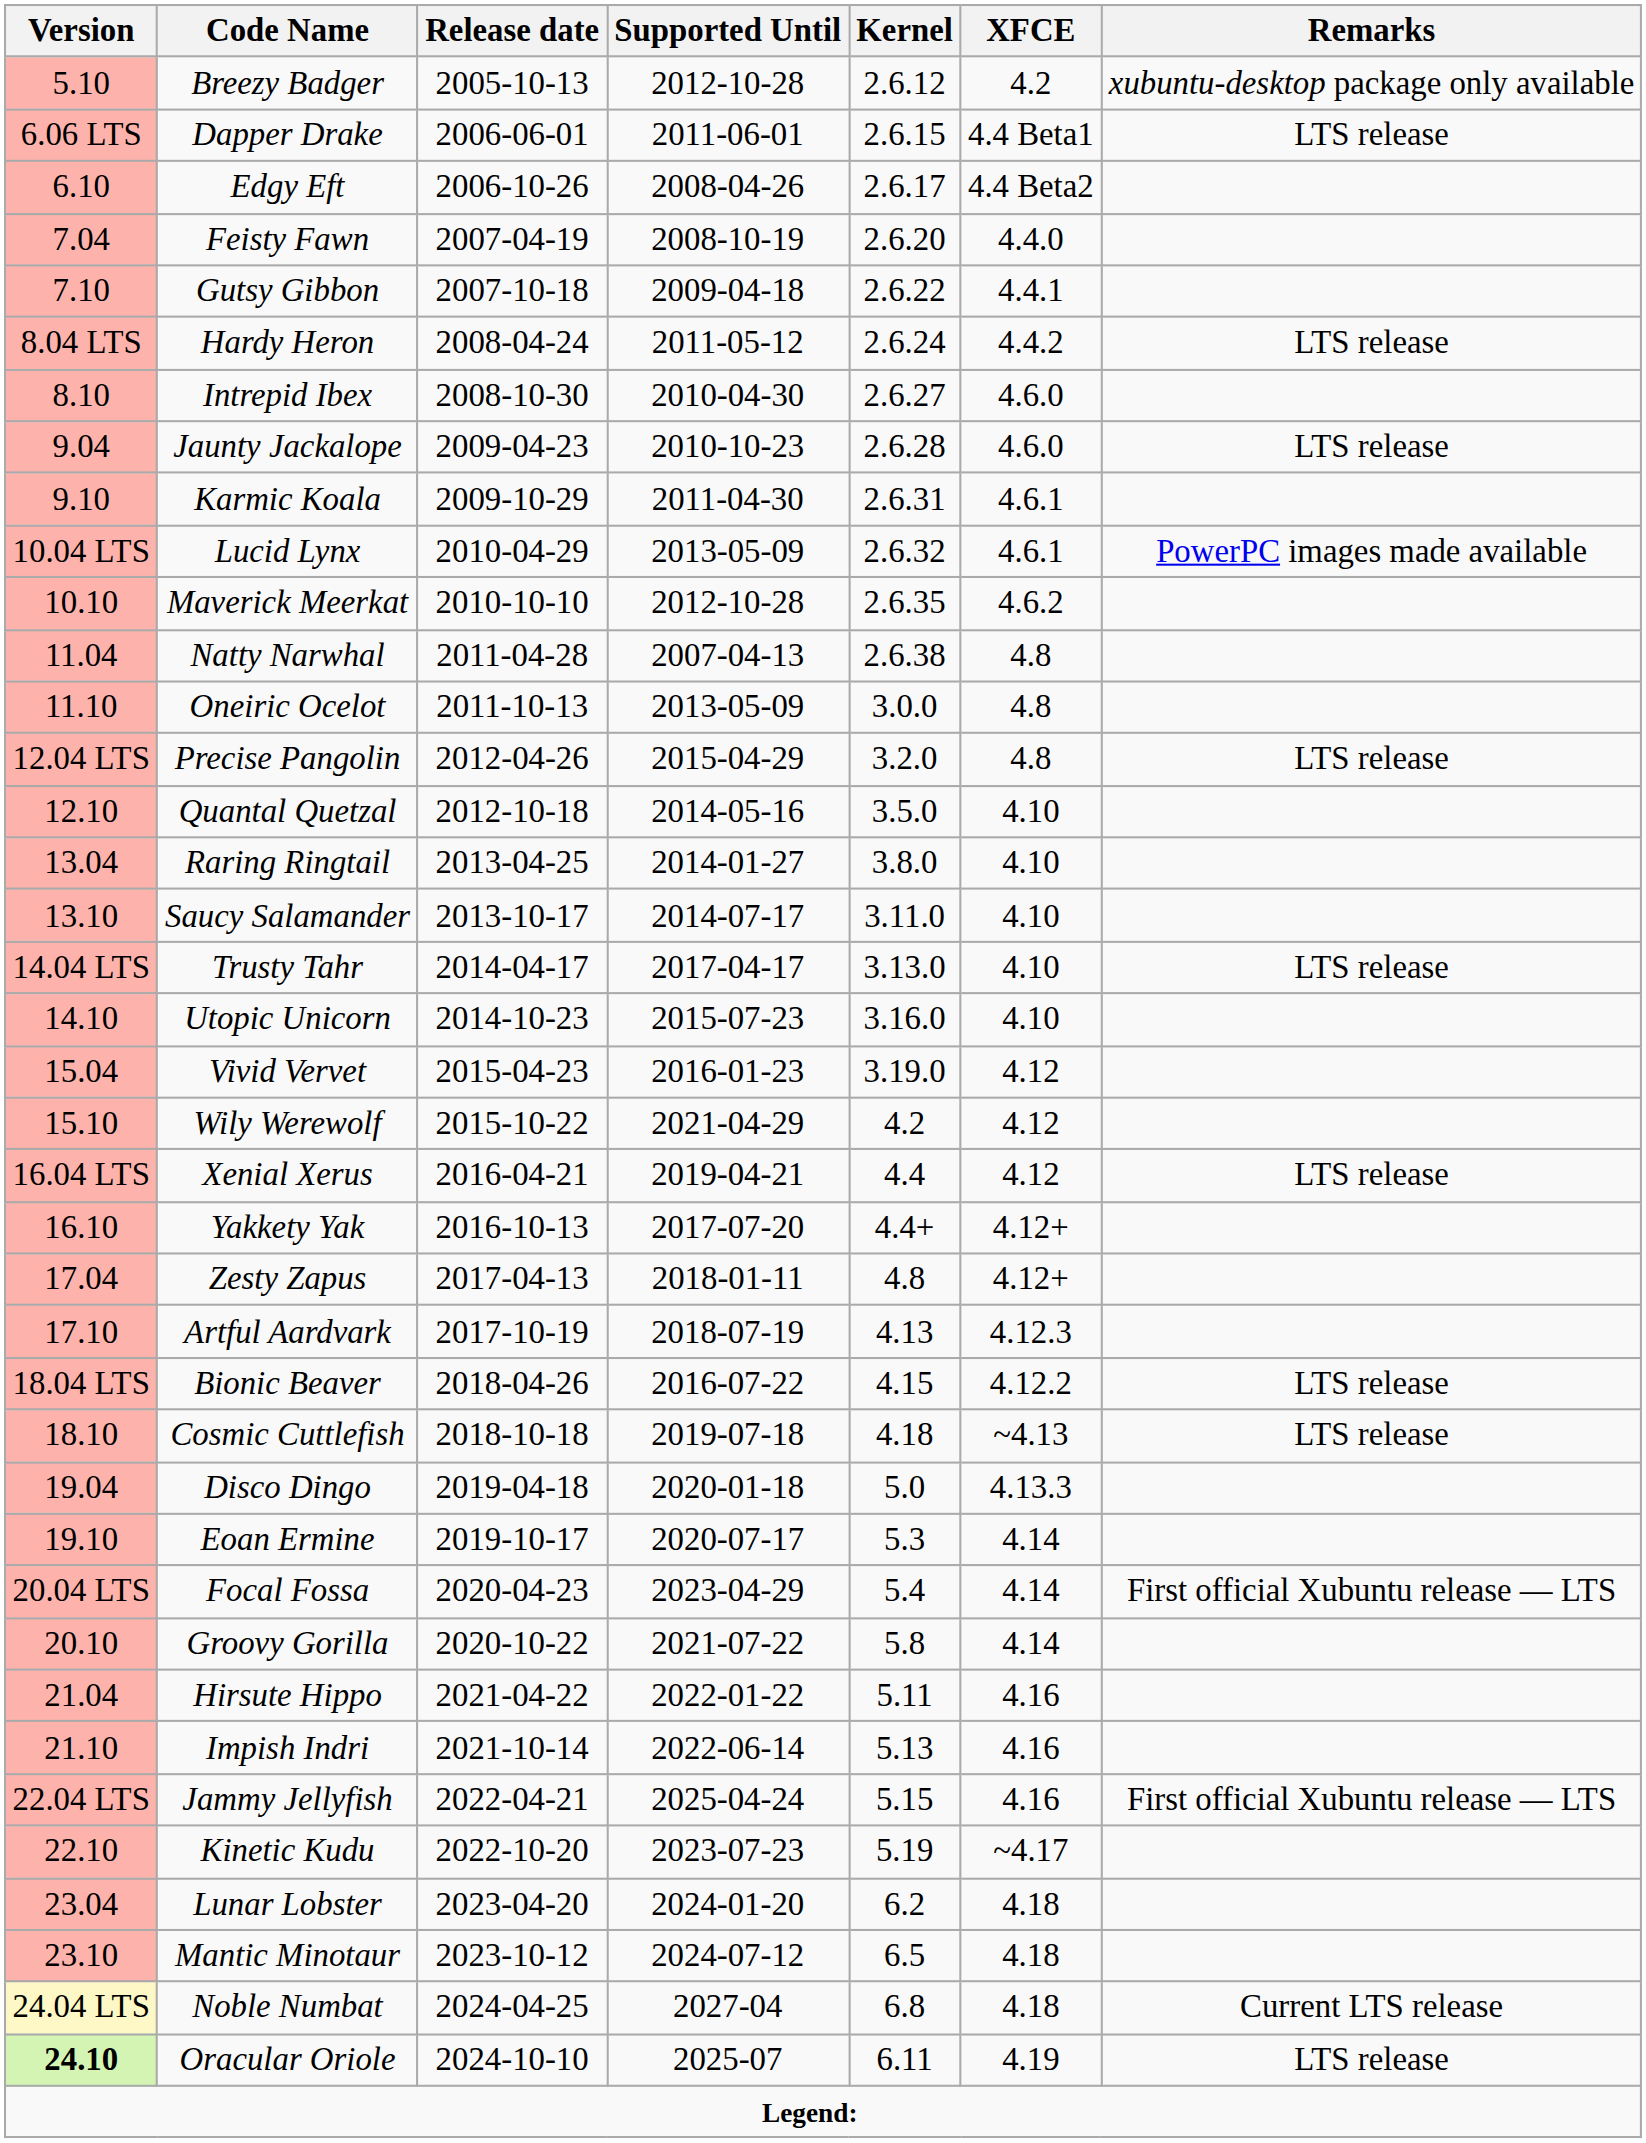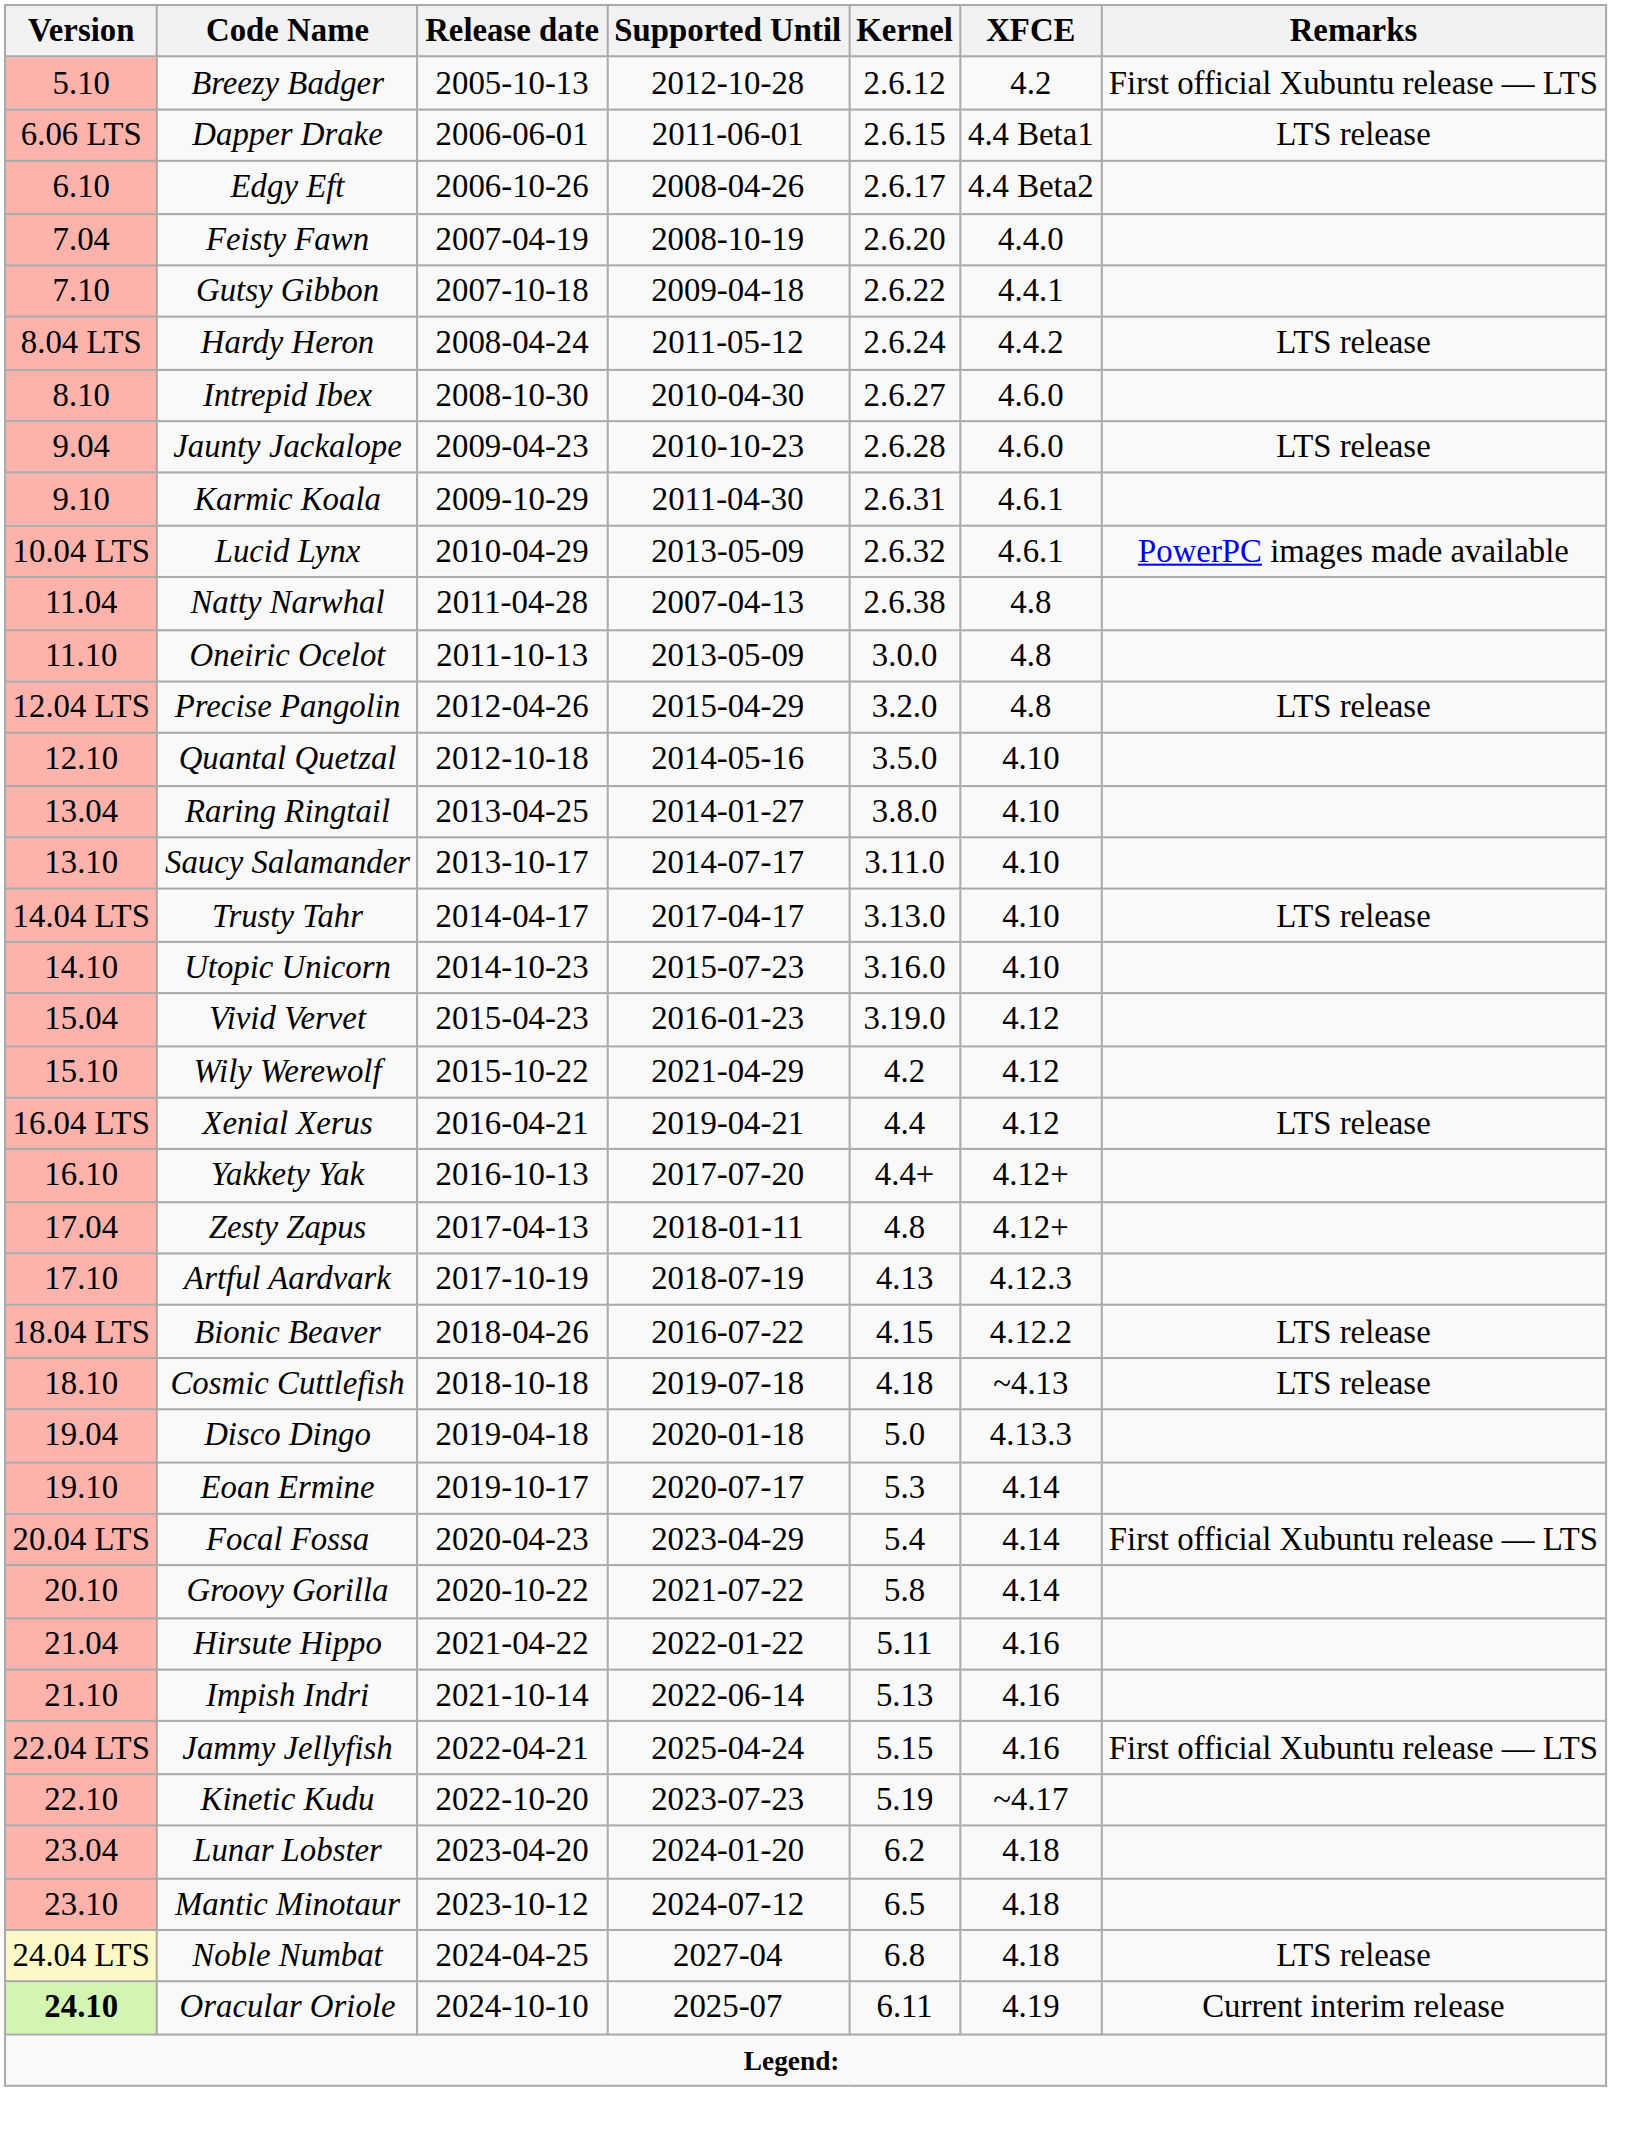(1372, 82) xubuntu-desktop package only available -> (1353, 82) First official Xubuntu release — LTS
- row: (288, 602)
(1372, 2007) Current LTS release -> (1353, 1955) LTS release
(1372, 2059) LTS release -> (1353, 2007) Current interim release
